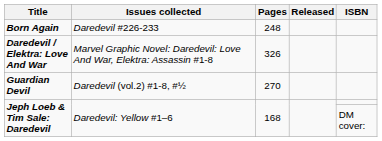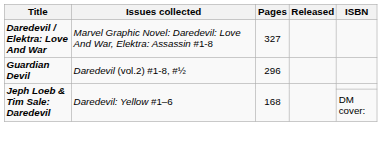- row: (33, 27)
(272, 54) 326 -> (272, 38) 327
(272, 86) 270 -> (272, 70) 296
